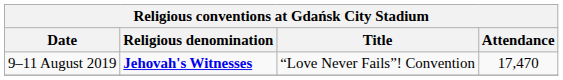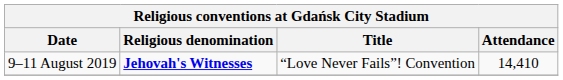(518, 63) 17,470 -> (518, 63) 14,410
